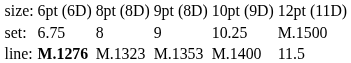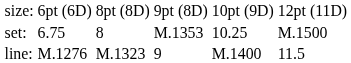(158, 32) 9 -> (179, 32) M.1353
(63, 54) bold -> (62, 54) normal
(179, 54) M.1353 -> (158, 54) 9
